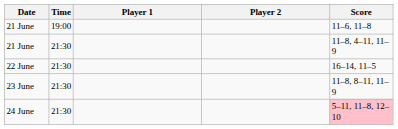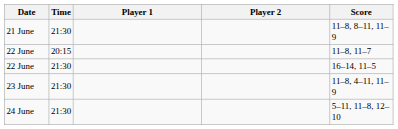- row: (20, 26)
(360, 46) 11–8, 4–11, 11–9 -> (360, 32) 11–8, 8–11, 11–9
+ row: (20, 52)
(360, 86) 11–8, 8–11, 11–9 -> (360, 86) 11–8, 4–11, 11–9
(360, 112) pink background -> (360, 112) no background
